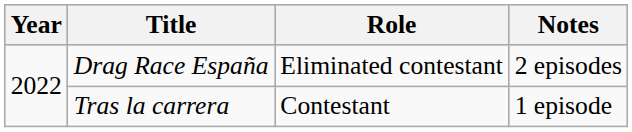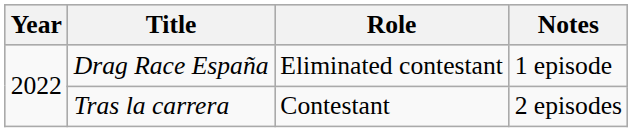(568, 65) 2 episodes -> (563, 65) 1 episode
(563, 106) 1 episode -> (568, 106) 2 episodes
